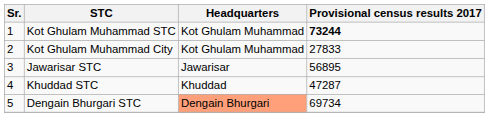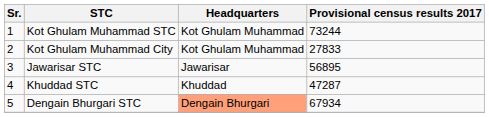(325, 31) bold -> (325, 31) normal
(325, 103) 69734 -> (325, 103) 67934
